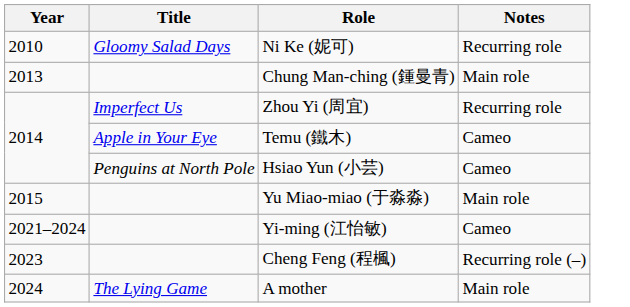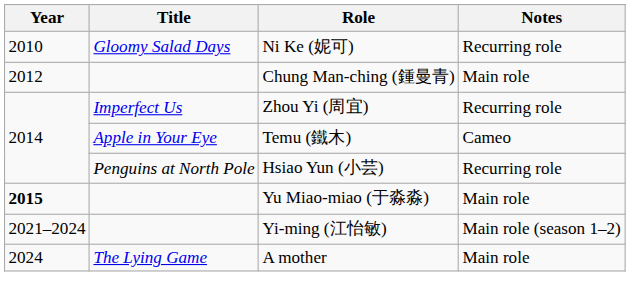(26, 77) 2013 -> (26, 77) 2012
(487, 168) Cameo -> (512, 168) Recurring role
(26, 198) normal -> (26, 198) bold
(487, 228) Cameo -> (542, 228) Main role (season 1–2)
- row: (329, 258)
